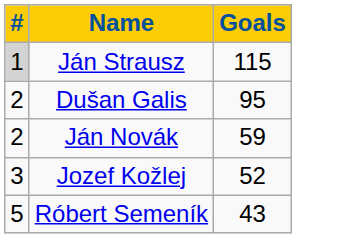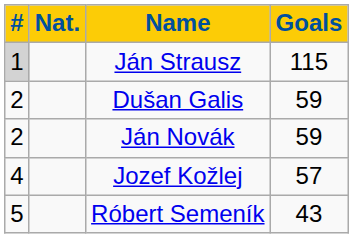+ column: (57, 23)
(253, 99) 95 -> (309, 99) 59
(17, 175) 3 -> (17, 175) 4
(253, 175) 52 -> (309, 175) 57
